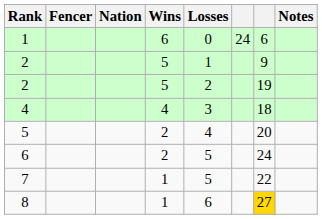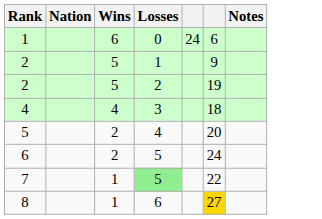- column: (71, 16)
(208, 179) no background -> (158, 179) lightgreen background
